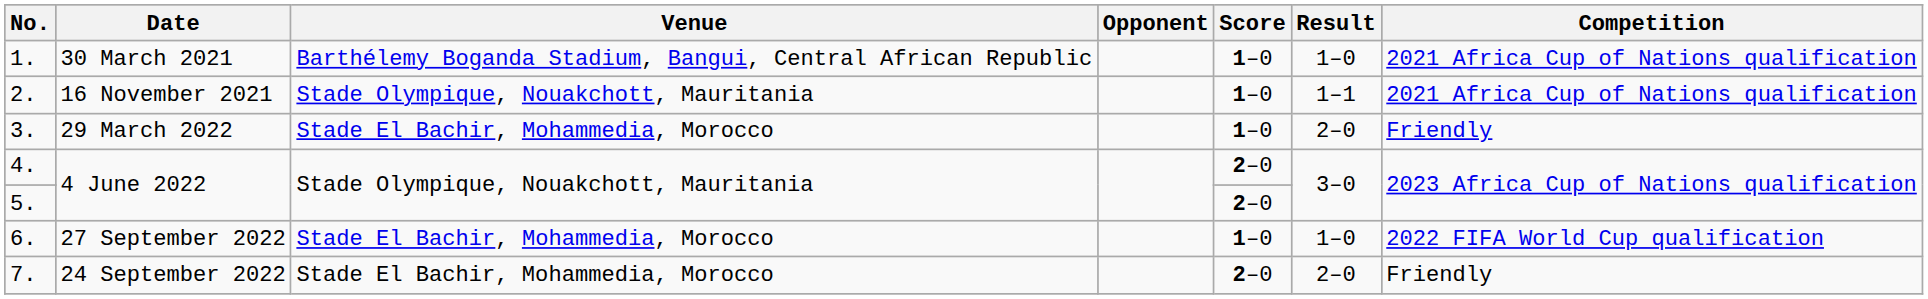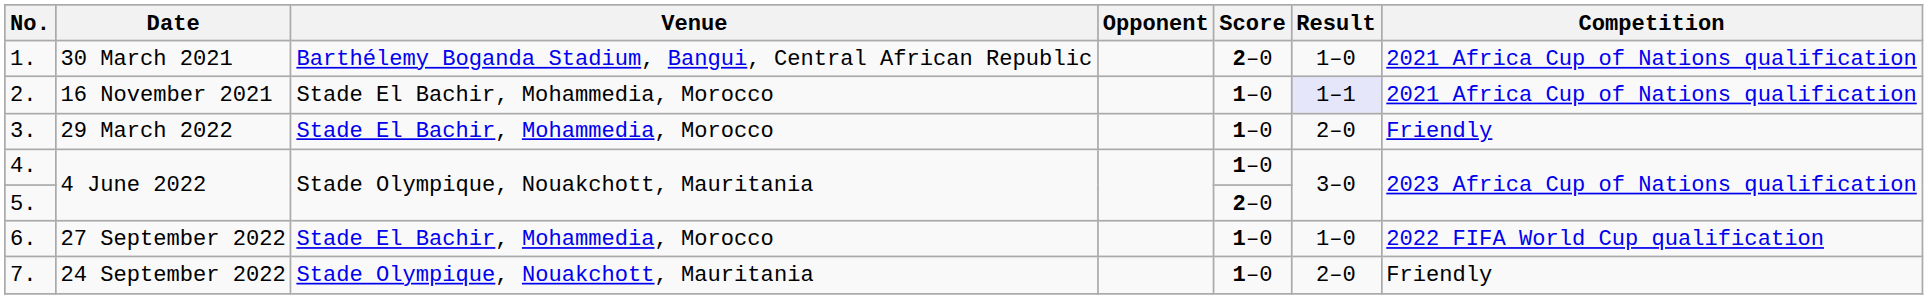(1253, 59) 1–0 -> (1253, 59) 2–0
(555, 95) Stade Olympique, Nouakchott, Mauritania -> (535, 95) Stade El Bachir, Mohammedia, Morocco
(1336, 95) no background -> (1336, 95) lavender background
(1253, 167) 2–0 -> (1253, 167) 1–0
(535, 275) Stade El Bachir, Mohammedia, Morocco -> (555, 275) Stade Olympique, Nouakchott, Mauritania
(1253, 275) 2–0 -> (1253, 275) 1–0
